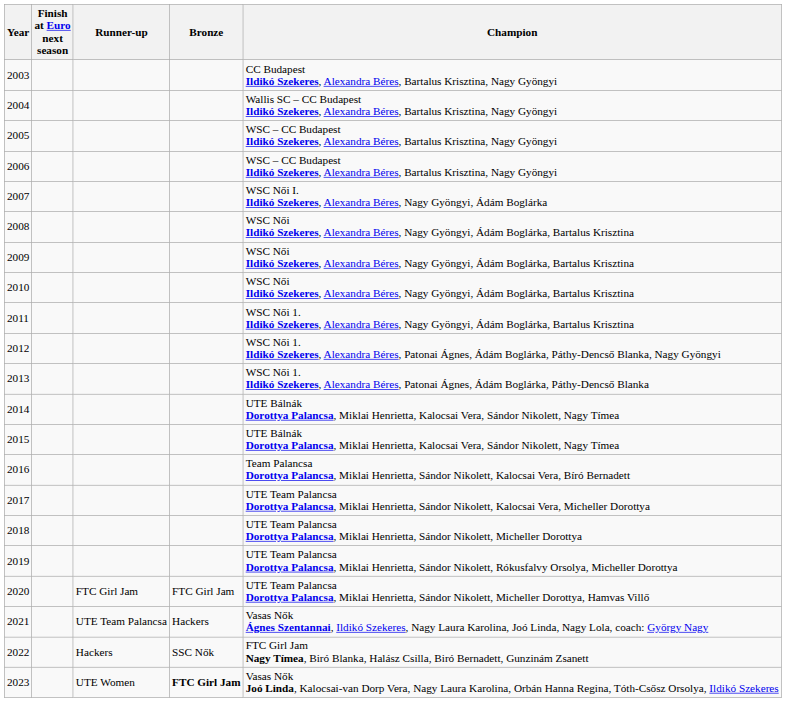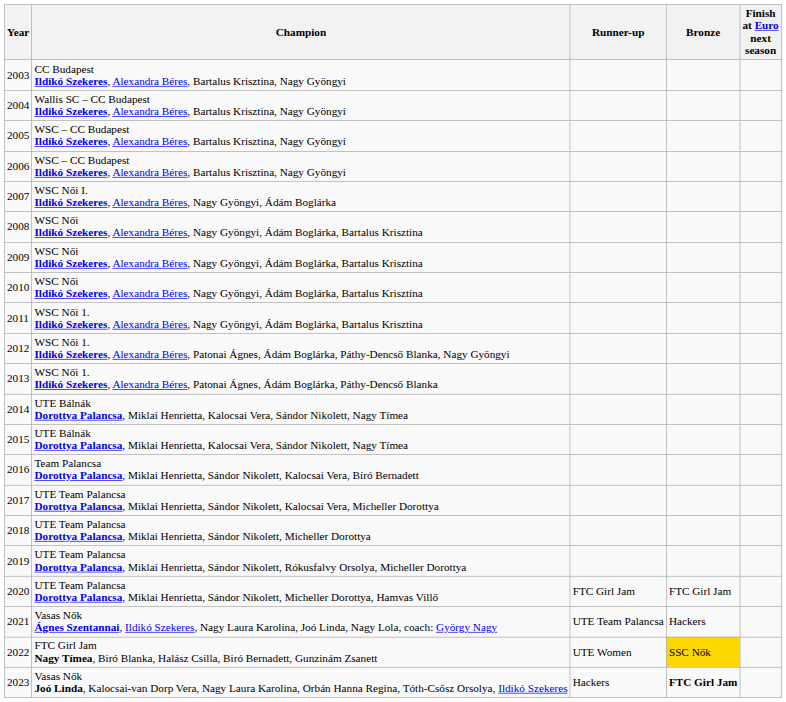columns swapped: (512, 32) <-> (53, 32)
(94, 652) Hackers -> (602, 652) UTE Women
(193, 652) no background -> (690, 652) gold background
(105, 682) UTE Women -> (591, 682) Hackers
